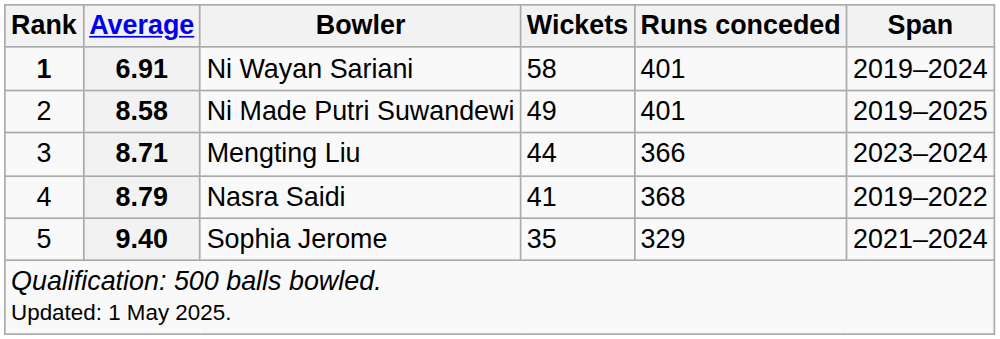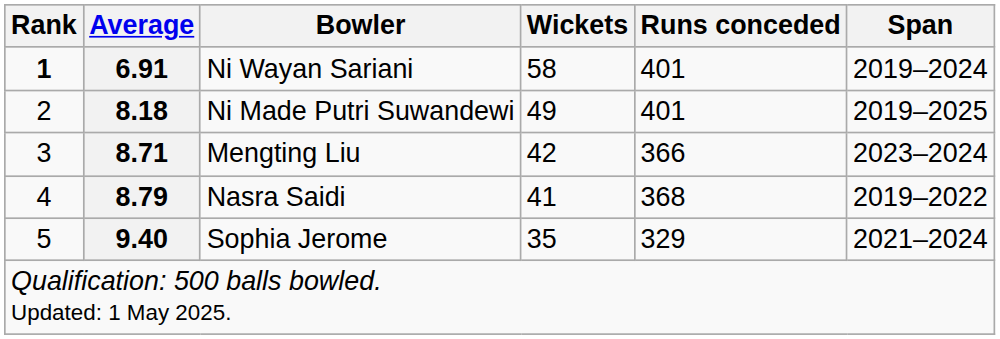(142, 111) 8.58 -> (142, 111) 8.18
(542, 153) 44 -> (542, 153) 42
